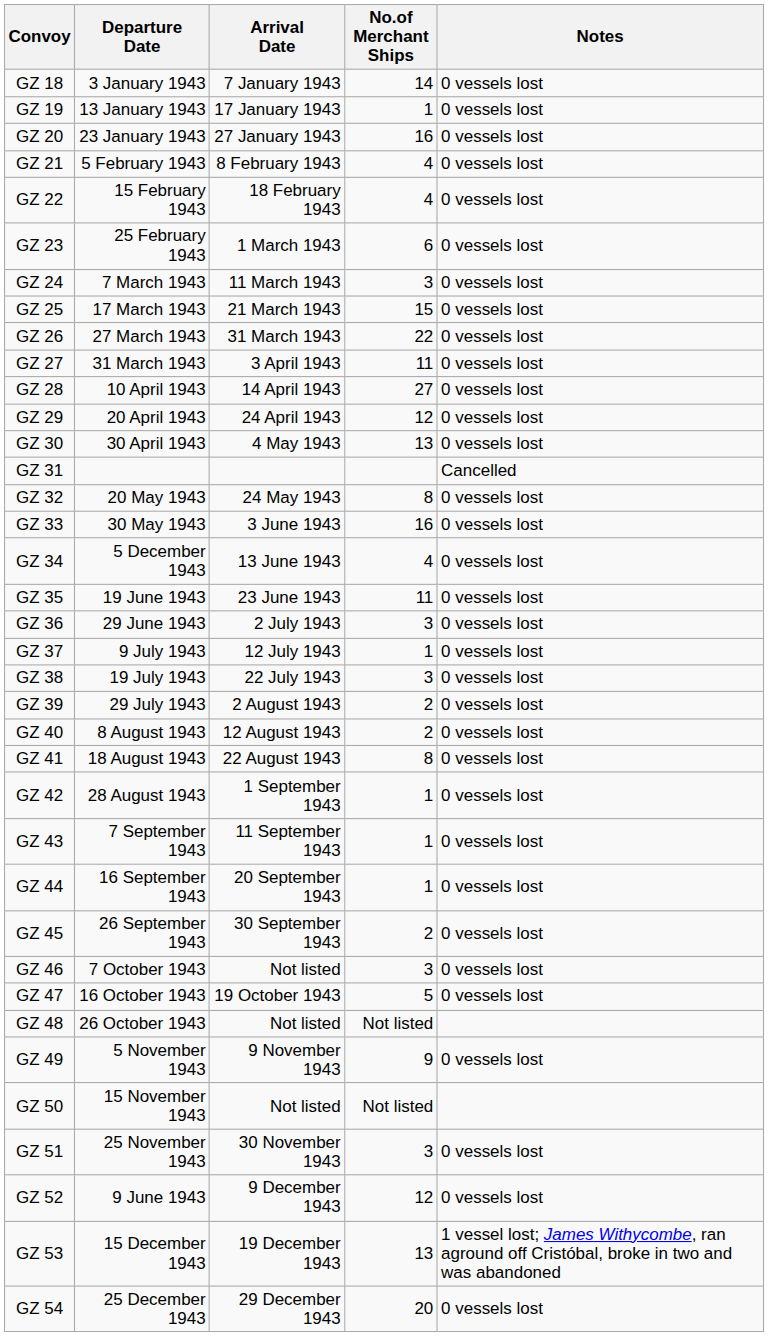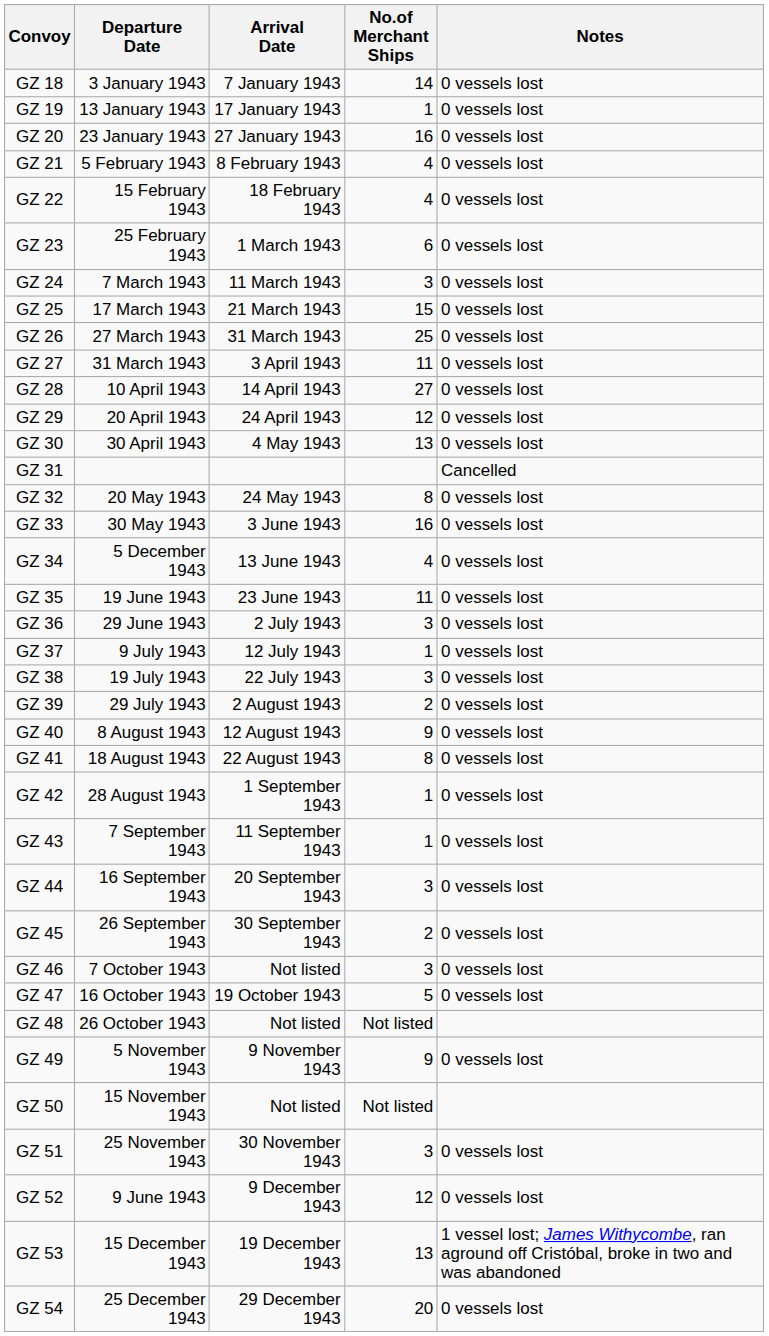(424, 336) 22 -> (424, 336) 25
(429, 731) 2 -> (429, 731) 9
(429, 887) 1 -> (429, 887) 3
